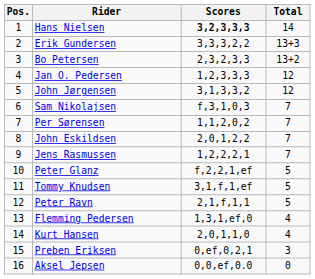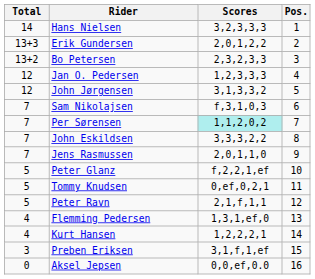columns swapped: (18, 12) <-> (288, 12)
(223, 28) bold -> (240, 28) normal
(223, 44) 3,3,3,2,2 -> (240, 44) 2,0,1,2,2
(223, 123) no background -> (240, 123) paleturquoise background
(223, 139) 2,0,1,2,2 -> (240, 139) 3,3,3,2,2
(223, 155) 1,2,2,2,1 -> (240, 155) 2,0,1,1,0
(223, 187) 3,1,f,1,ef -> (240, 187) 0,ef,0,2,1
(223, 234) 2,0,1,1,0 -> (240, 234) 1,2,2,2,1
(223, 250) 0,ef,0,2,1 -> (240, 250) 3,1,f,1,ef
